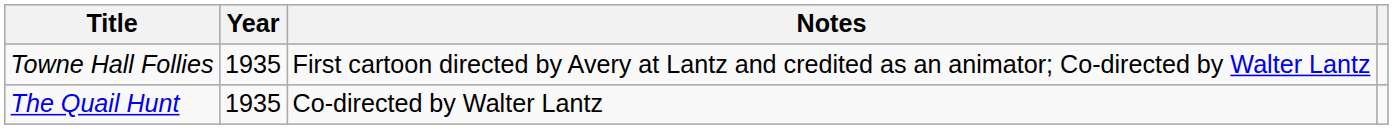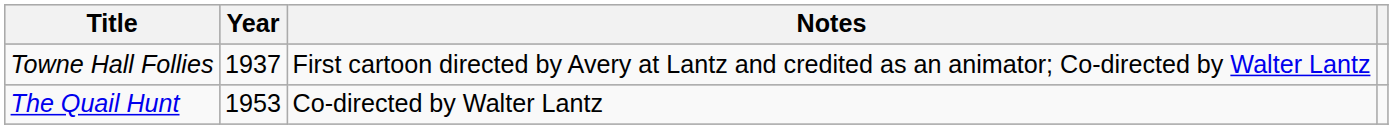(253, 64) 1935 -> (253, 64) 1937
(253, 104) 1935 -> (253, 104) 1953
